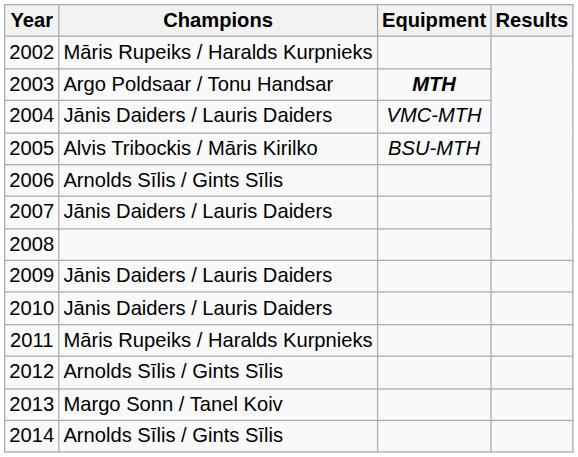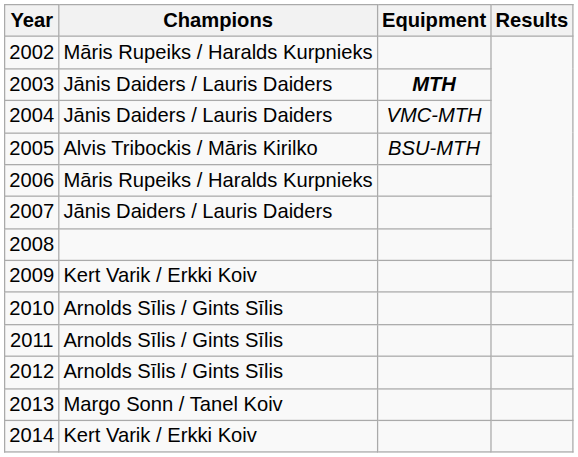(198, 84) Argo Poldsaar / Tonu Handsar -> (198, 84) Jānis Daiders / Lauris Daiders
(173, 180) Arnolds Sīlis / Gints Sīlis -> (218, 180) Māris Rupeiks / Haralds Kurpnieks
(198, 276) Jānis Daiders / Lauris Daiders -> (160, 276) Kert Varik / Erkki Koiv
(198, 308) Jānis Daiders / Lauris Daiders -> (173, 308) Arnolds Sīlis / Gints Sīlis
(218, 340) Māris Rupeiks / Haralds Kurpnieks -> (173, 340) Arnolds Sīlis / Gints Sīlis
(173, 436) Arnolds Sīlis / Gints Sīlis -> (160, 436) Kert Varik / Erkki Koiv
